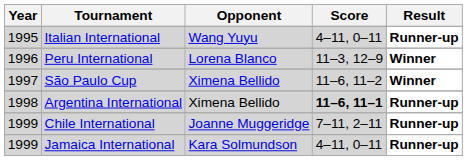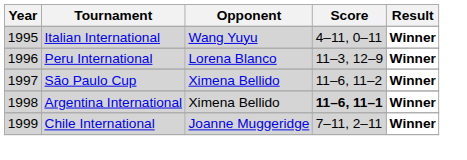(424, 37) Runner-up -> (413, 37) Winner
(424, 102) Runner-up -> (413, 102) Winner
(424, 124) Runner-up -> (413, 124) Winner
- row: (109, 145)
